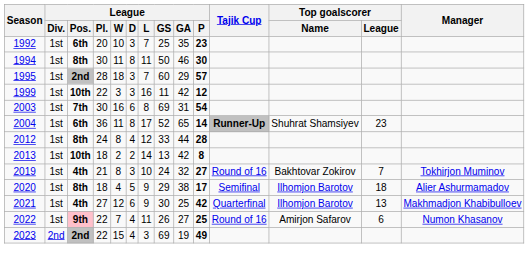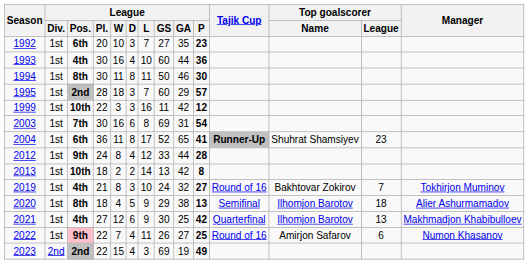(164, 45) 25 -> (164, 45) 27
+ row: (25, 60)
(201, 124) 14 -> (201, 140) 41
(80, 140) 8th -> (80, 156) 9th
(201, 188) 17 -> (201, 204) 13
